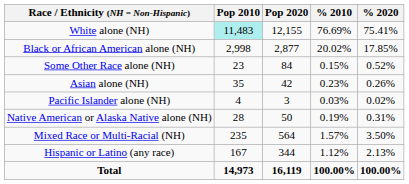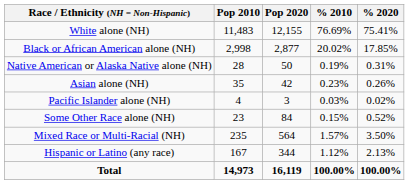(238, 30) paleturquoise background -> (238, 30) no background
rows swapped: (109, 118) <-> (109, 65)
